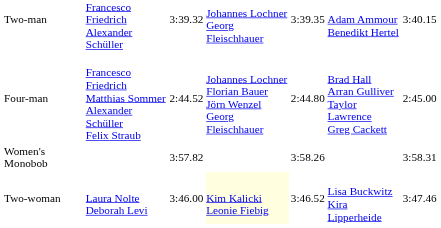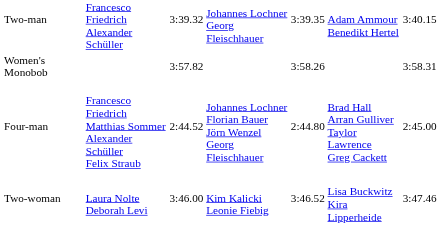rows swapped: (26, 98) <-> (26, 157)
(237, 204) lightyellow background -> (237, 204) no background
